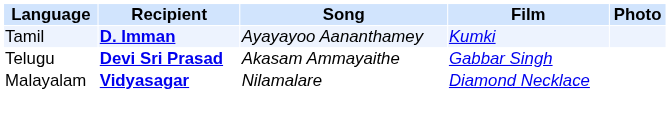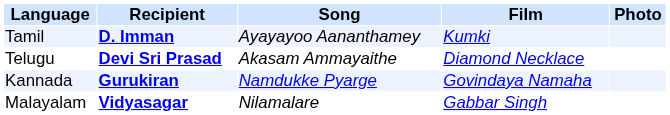(501, 58) Gabbar Singh -> (514, 58) Diamond Necklace
+ row: (39, 80)
(519, 80) Diamond Necklace -> (495, 102) Gabbar Singh
